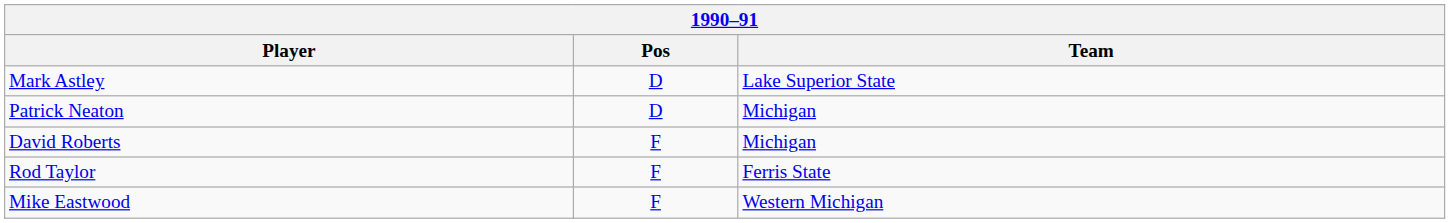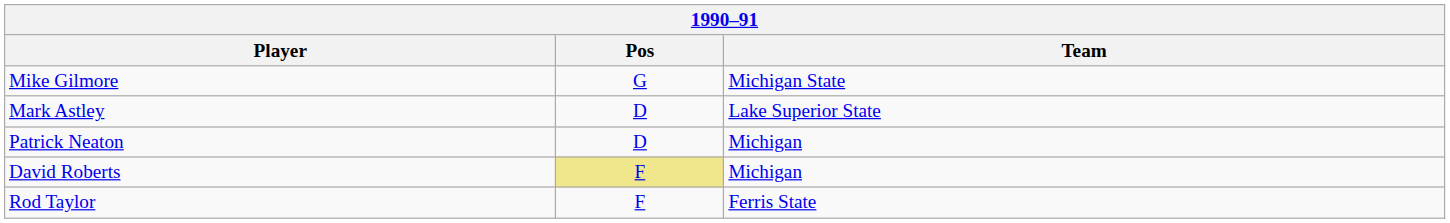+ row: (64, 80)
(656, 141) no background -> (640, 171) khaki background
- row: (70, 202)
